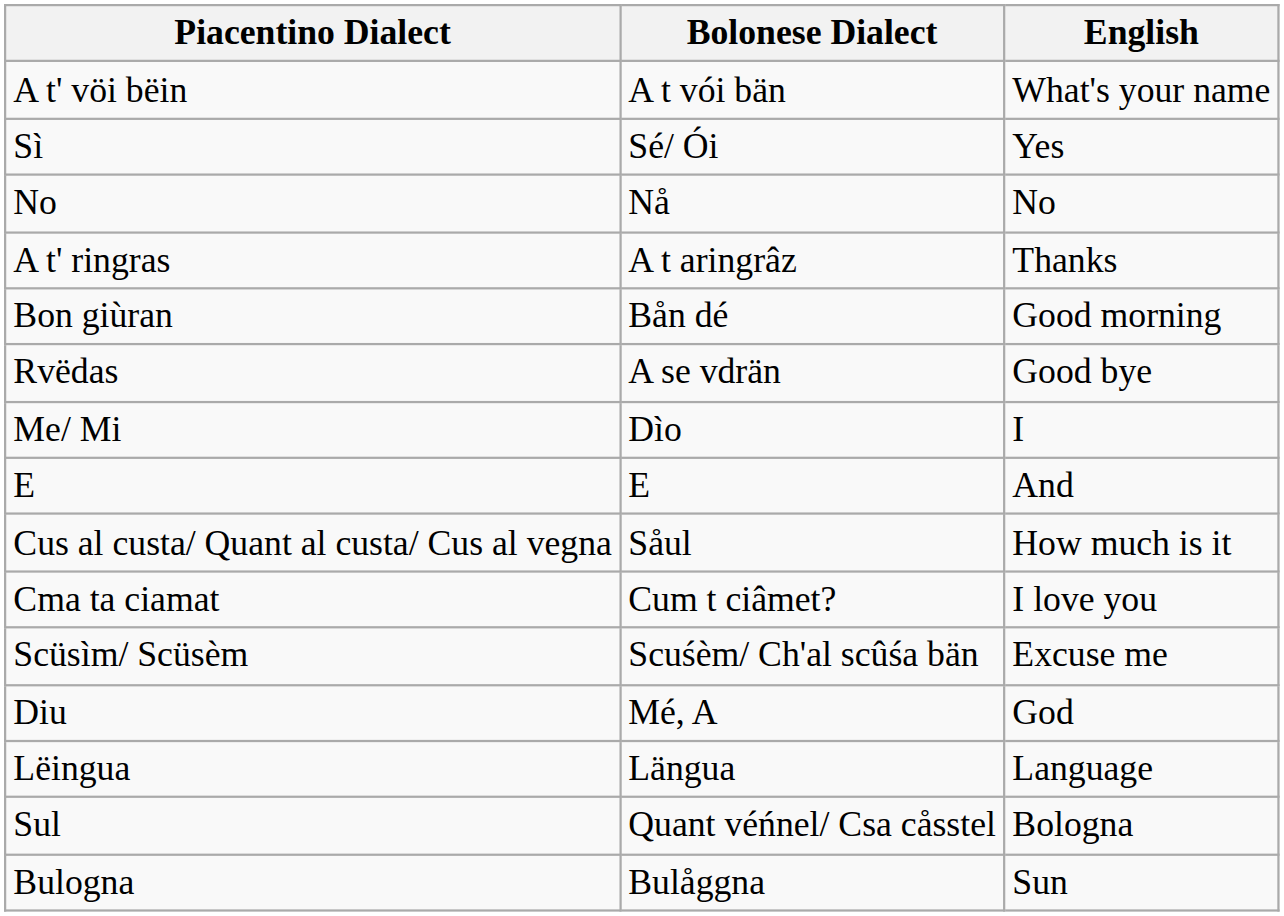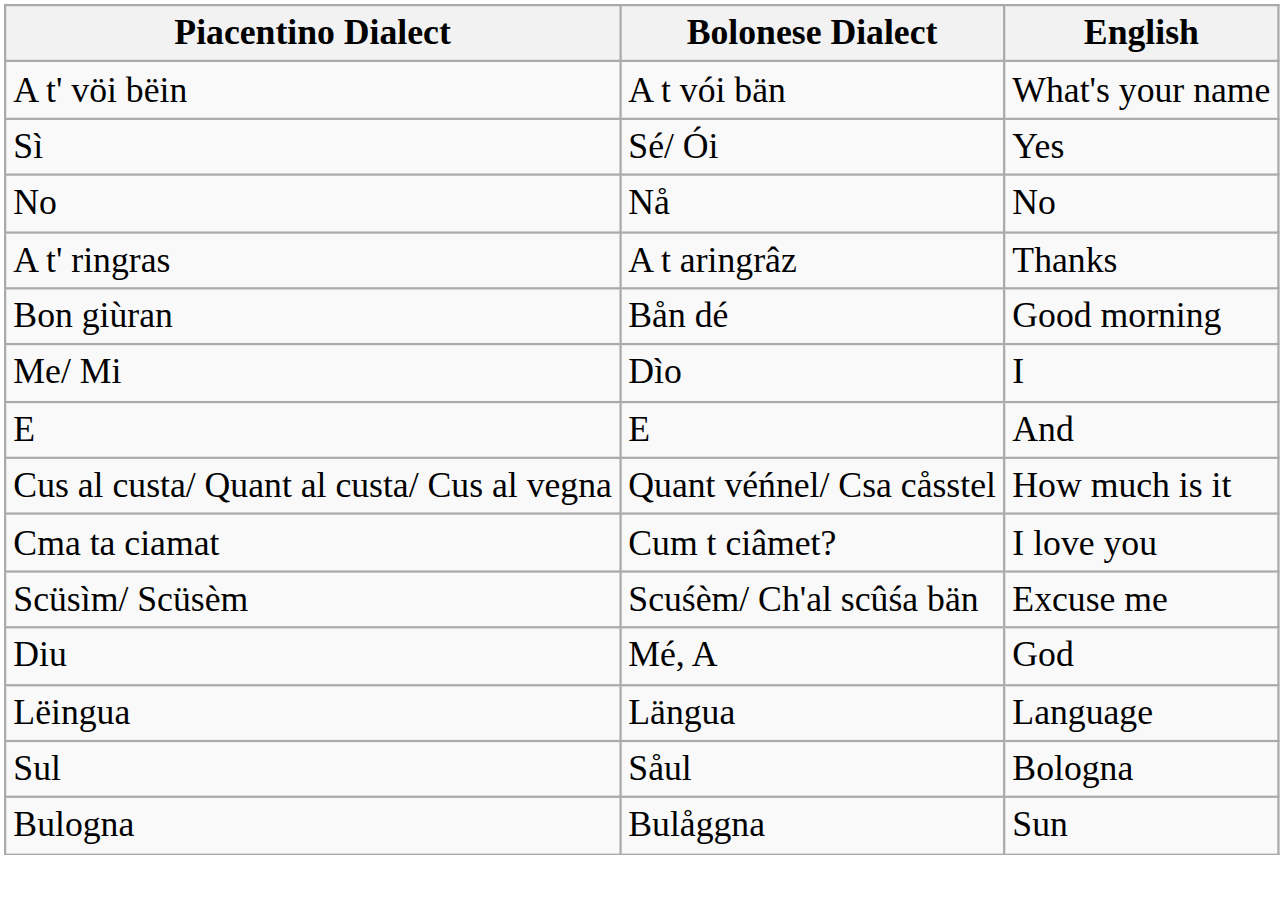- row: (66, 372)
(660, 542) Såul -> (812, 485) Quant véńnel/ Csa cåsstel
(812, 825) Quant véńnel/ Csa cåsstel -> (660, 768) Såul
